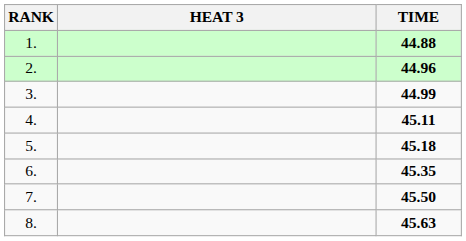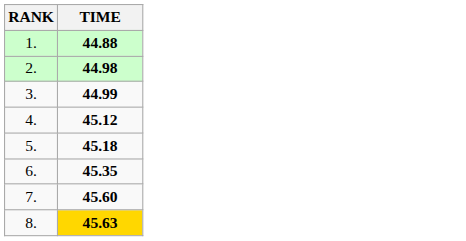- column: (217, 17)
(418, 69) 44.96 -> (100, 69) 44.98
(418, 120) 45.11 -> (100, 120) 45.12
(418, 197) 45.50 -> (100, 197) 45.60
(418, 222) no background -> (100, 222) gold background
